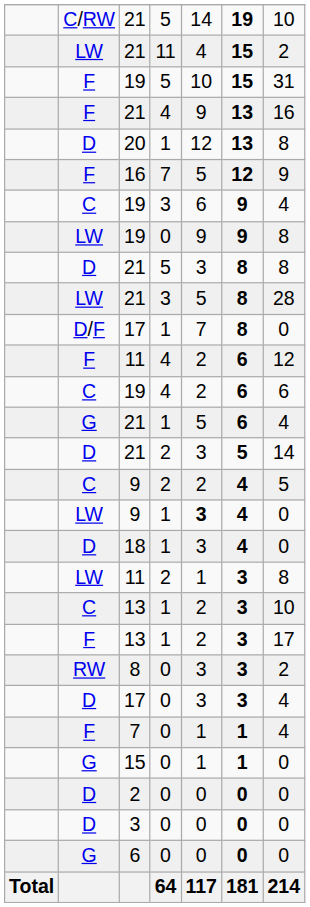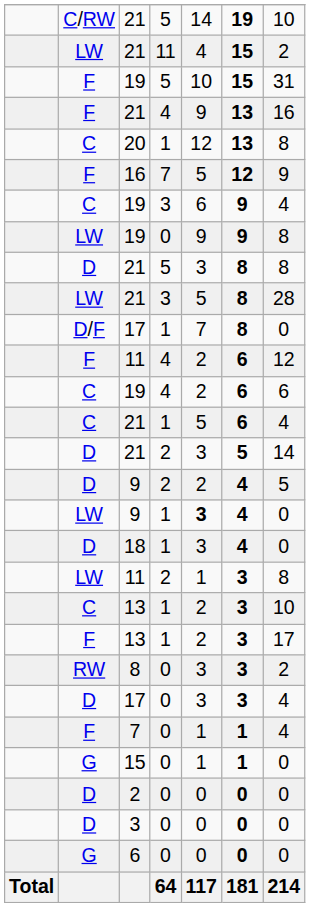(89, 143) D -> (89, 143) C
(89, 422) G -> (89, 422) C
(89, 484) C -> (89, 484) D
